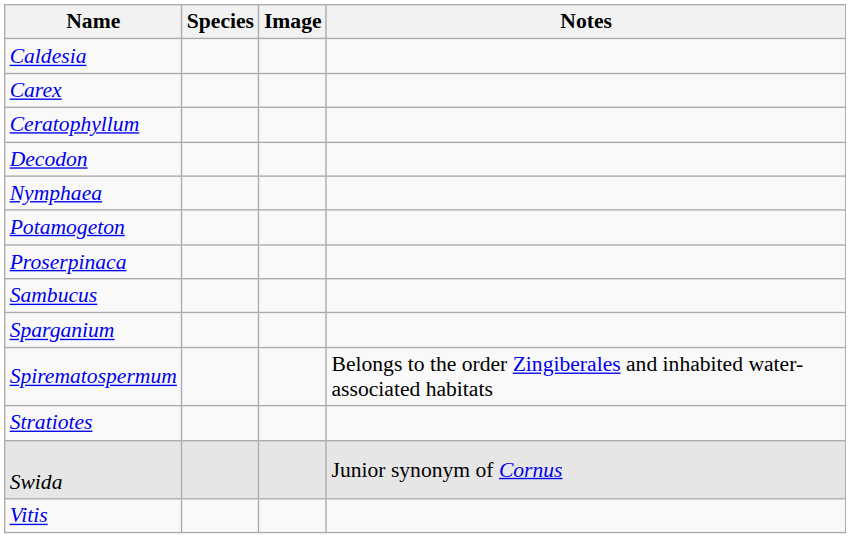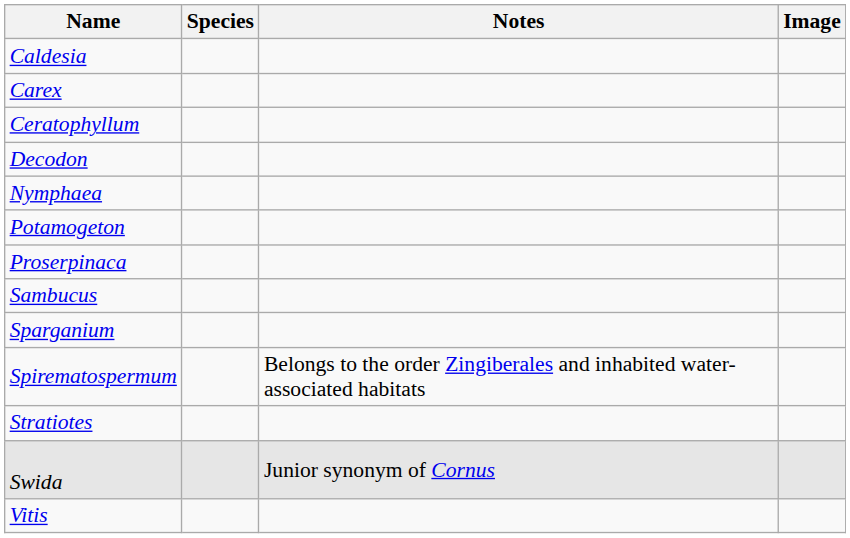columns swapped: (586, 21) <-> (293, 21)
